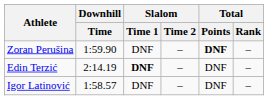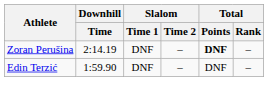(100, 50) 1:59.90 -> (100, 50) 2:14.19
(100, 68) 2:14.19 -> (100, 68) 1:59.90
(142, 68) bold -> (142, 68) normal
- row: (38, 86)
